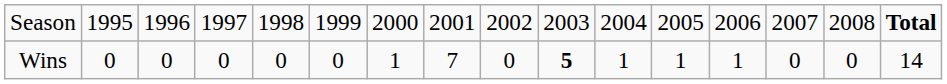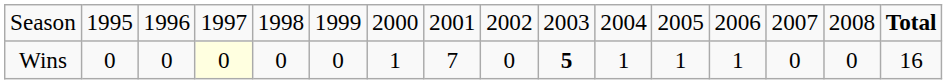(224, 59) no background -> (224, 59) lightyellow background
(911, 59) 14 -> (911, 59) 16
